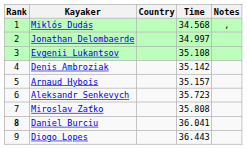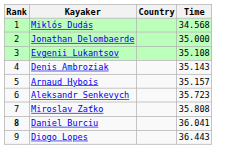- column: (227, 11)
(194, 39) 34.997 -> (194, 39) 35.000
(194, 67) 35.142 -> (194, 67) 35.143
